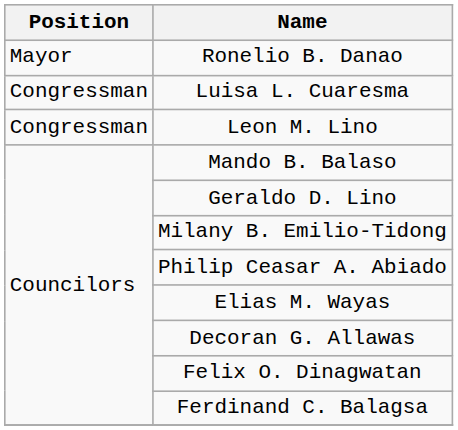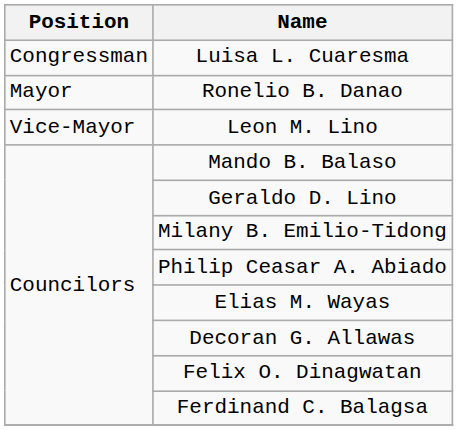rows swapped: (302, 92) <-> (302, 57)
(79, 127) Congressman -> (73, 127) Vice-Mayor
